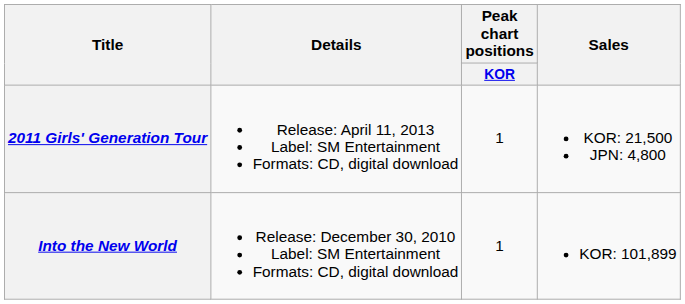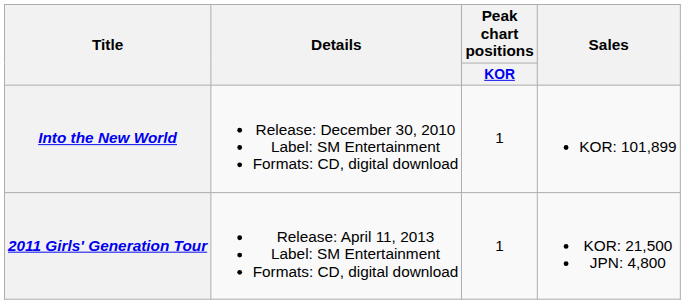rows swapped: (108, 245) <-> (108, 138)
